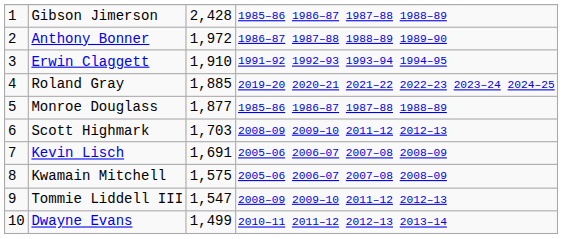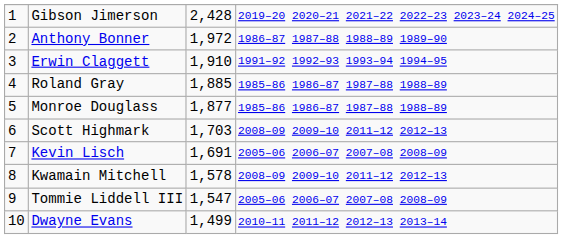(342, 16) 1985–86 1986–87 1987–88 1988–89 -> (396, 16) 2019–20 2020–21 2021–22 2022–23 2023–24 2024–25
(396, 85) 2019–20 2020–21 2021–22 2022–23 2023–24 2024–25 -> (342, 85) 1985–86 1986–87 1987–88 1988–89
(211, 176) 1,575 -> (211, 176) 1,578
(342, 176) 2005–06 2006–07 2007–08 2008–09 -> (342, 176) 2008–09 2009–10 2011–12 2012–13
(342, 199) 2008–09 2009–10 2011–12 2012–13 -> (342, 199) 2005–06 2006–07 2007–08 2008–09
